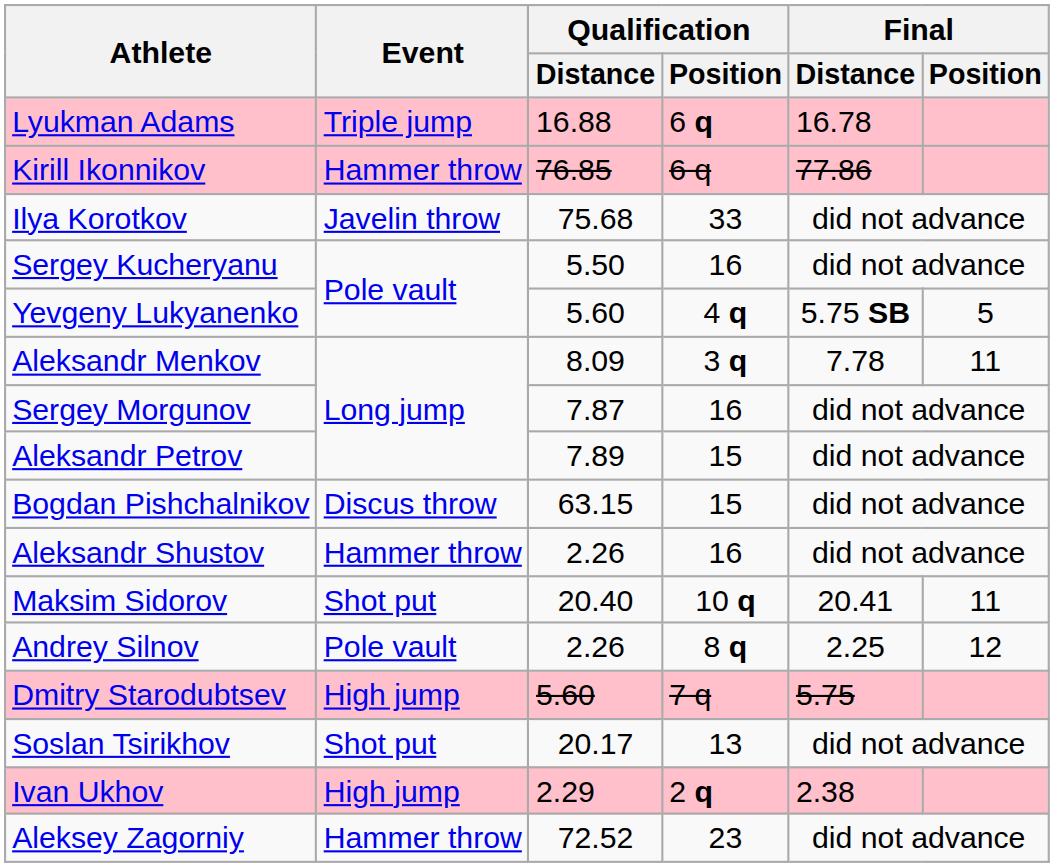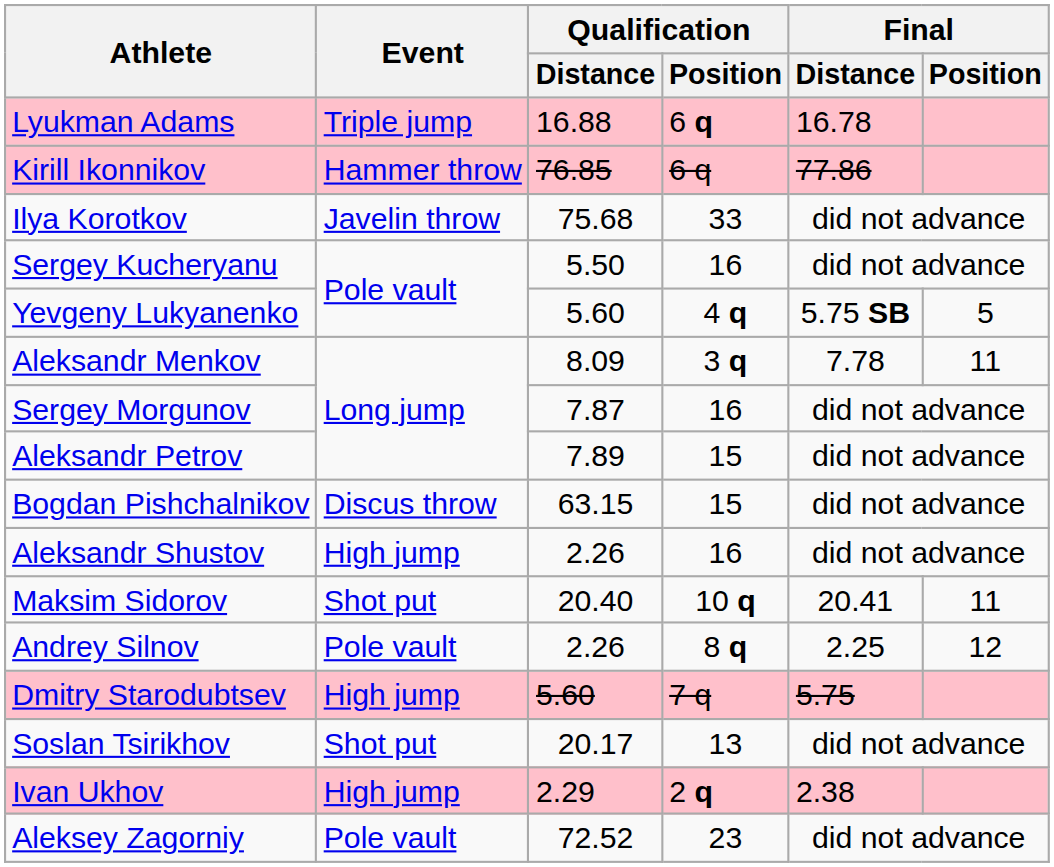(423, 552) Hammer throw -> (392, 552) High jump
(423, 839) Hammer throw -> (390, 839) Pole vault
